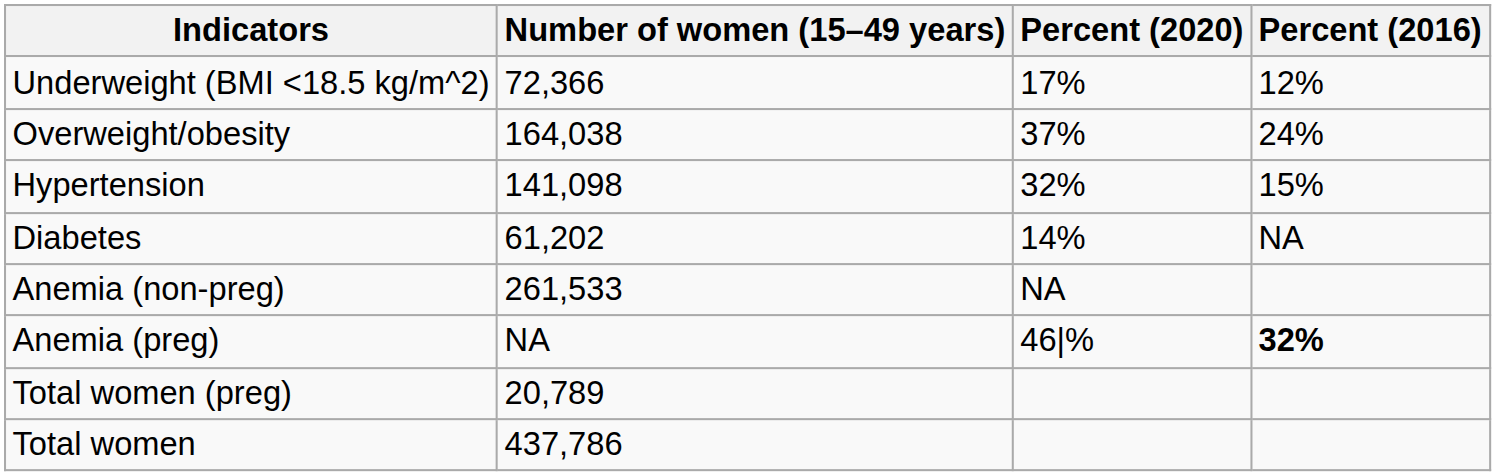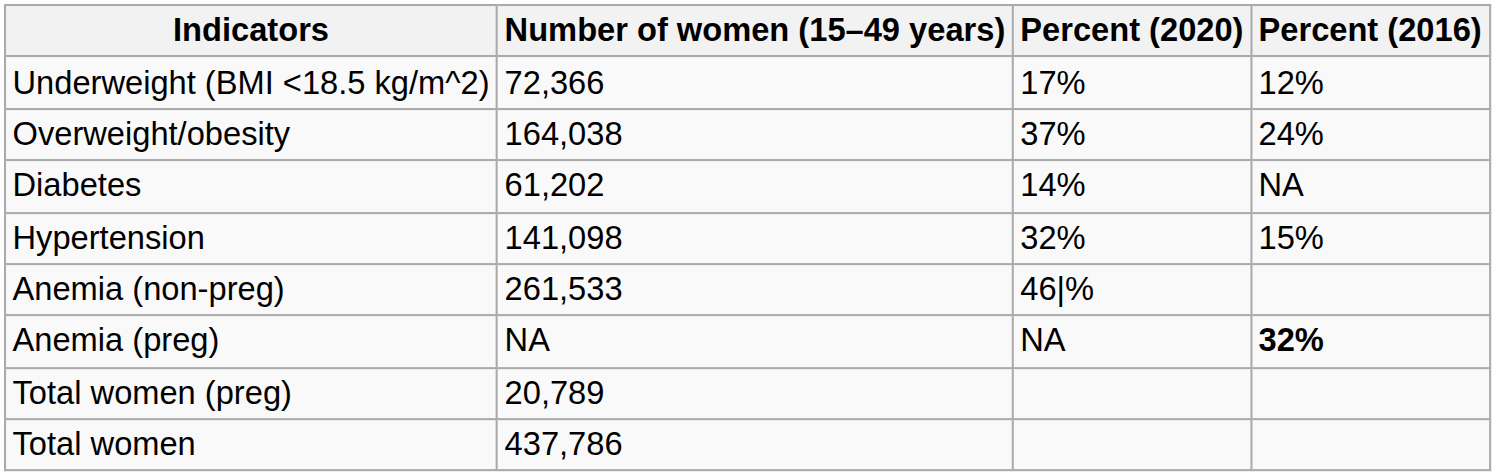rows swapped: (109, 185) <-> (77, 237)
(1043, 289) NA -> (1057, 289) 46|%
(1057, 340) 46|% -> (1043, 340) NA
